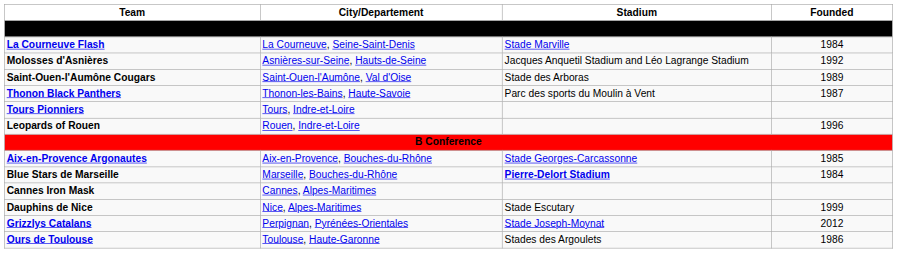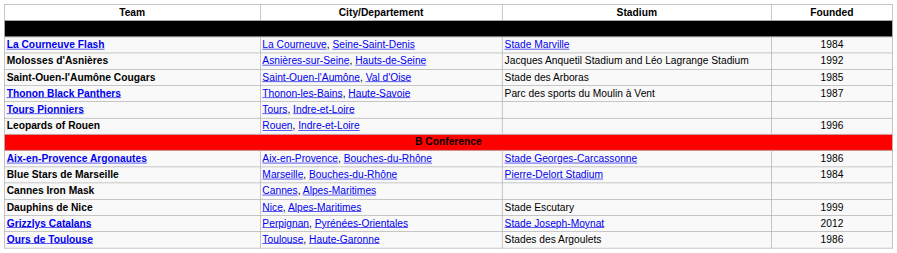(832, 77) 1989 -> (832, 77) 1985
(832, 158) 1985 -> (832, 158) 1986
(557, 175) bold -> (554, 175) normal
